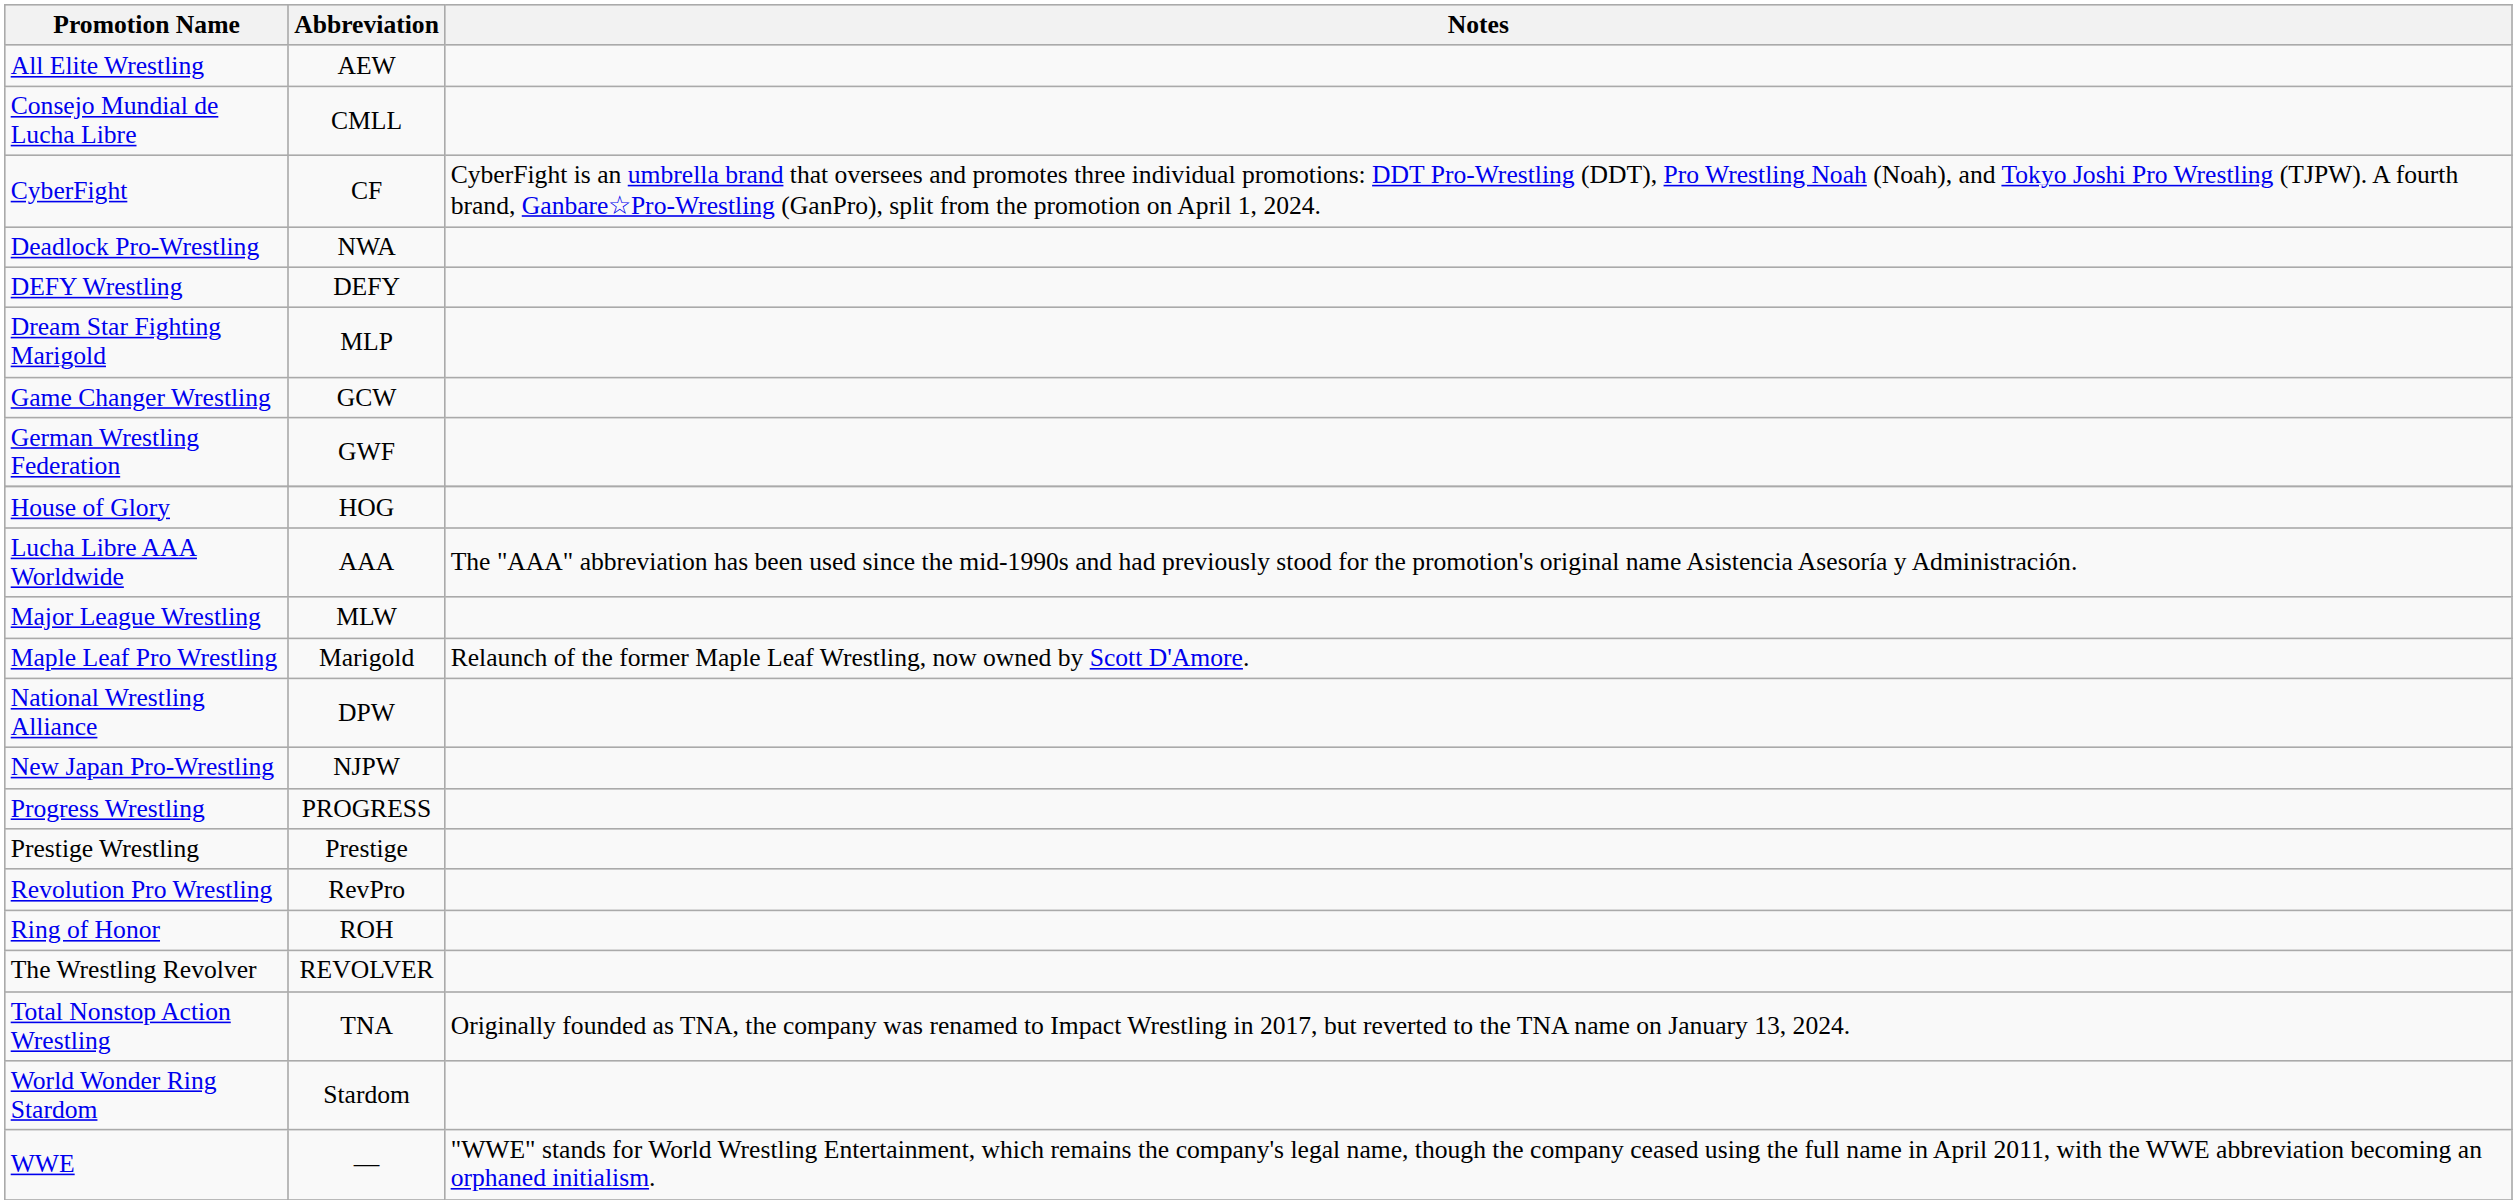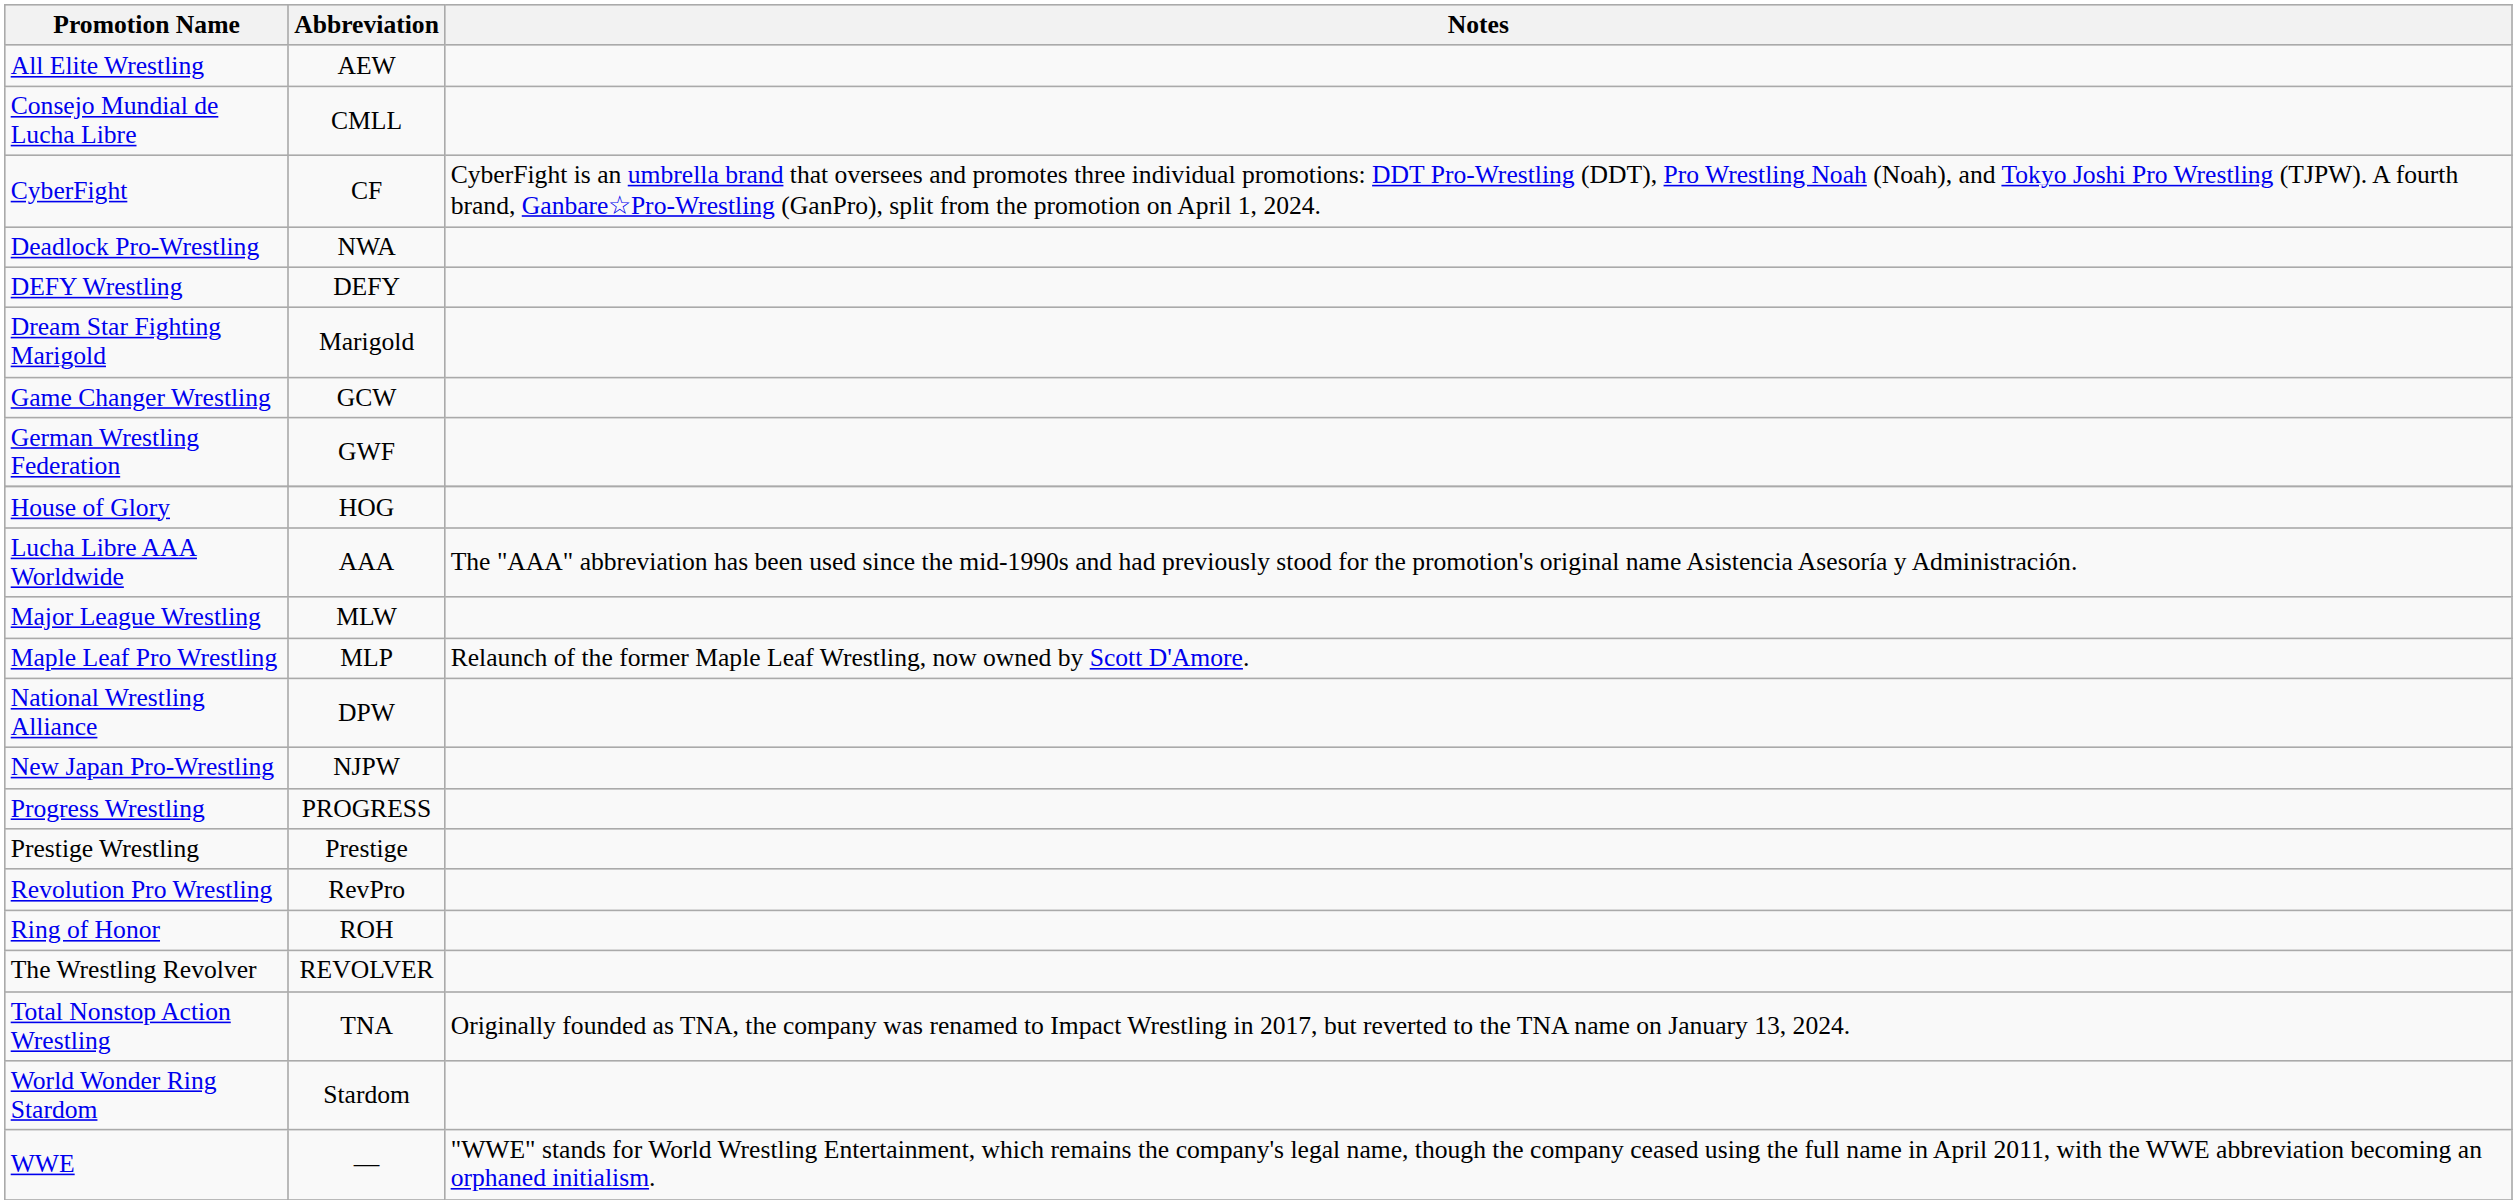(367, 342) MLP -> (367, 342) Marigold
(367, 657) Marigold -> (367, 657) MLP
